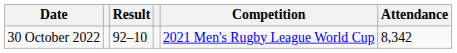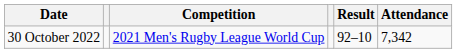columns swapped: (131, 15) <-> (269, 15)
(396, 37) 8,342 -> (396, 37) 7,342
